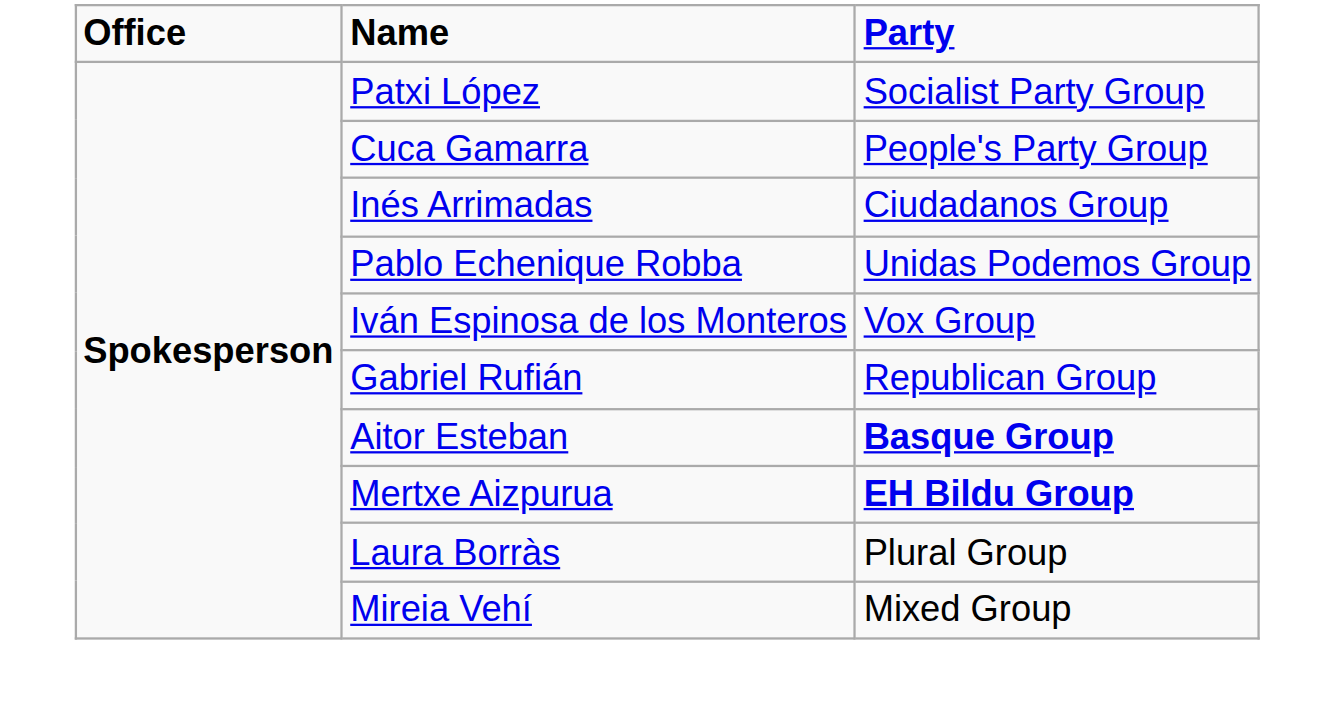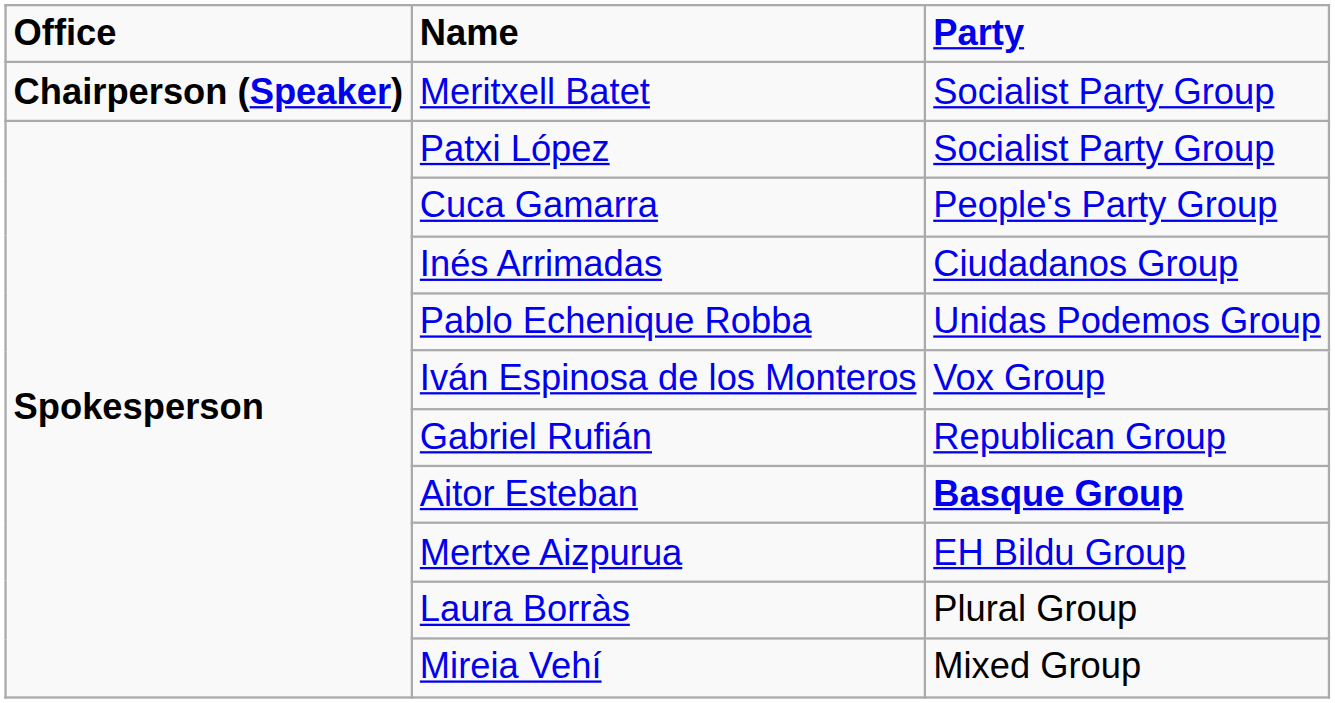+ row: (535, 90)
(999, 494) bold -> (1059, 551) normal
